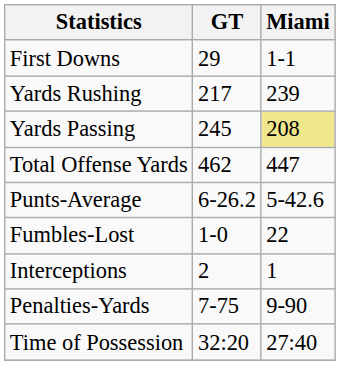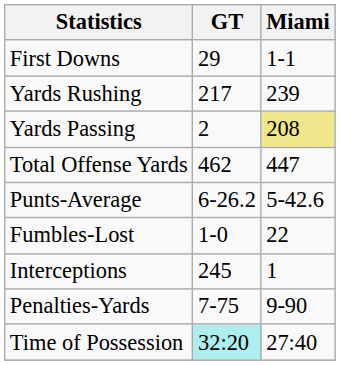(215, 128) 245 -> (204, 128) 2
(204, 270) 2 -> (215, 270) 245
(224, 341) no background -> (224, 341) paleturquoise background
